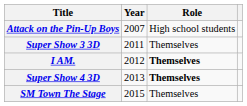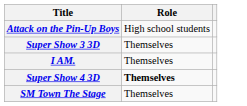- column: (134, 12)
(175, 61) bold -> (149, 61) normal
